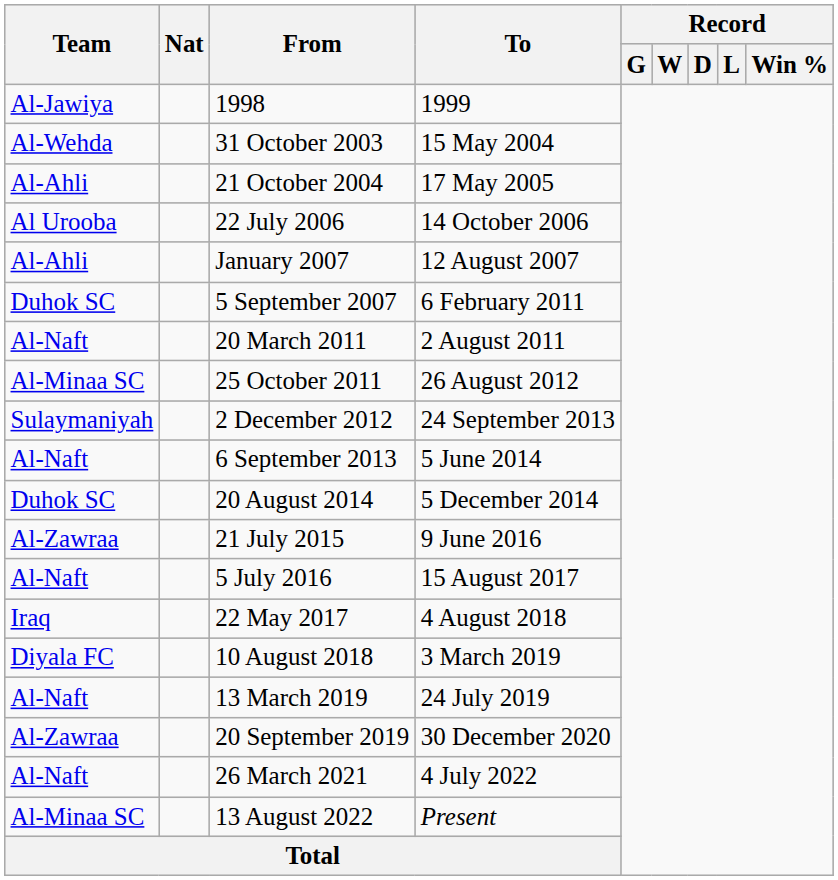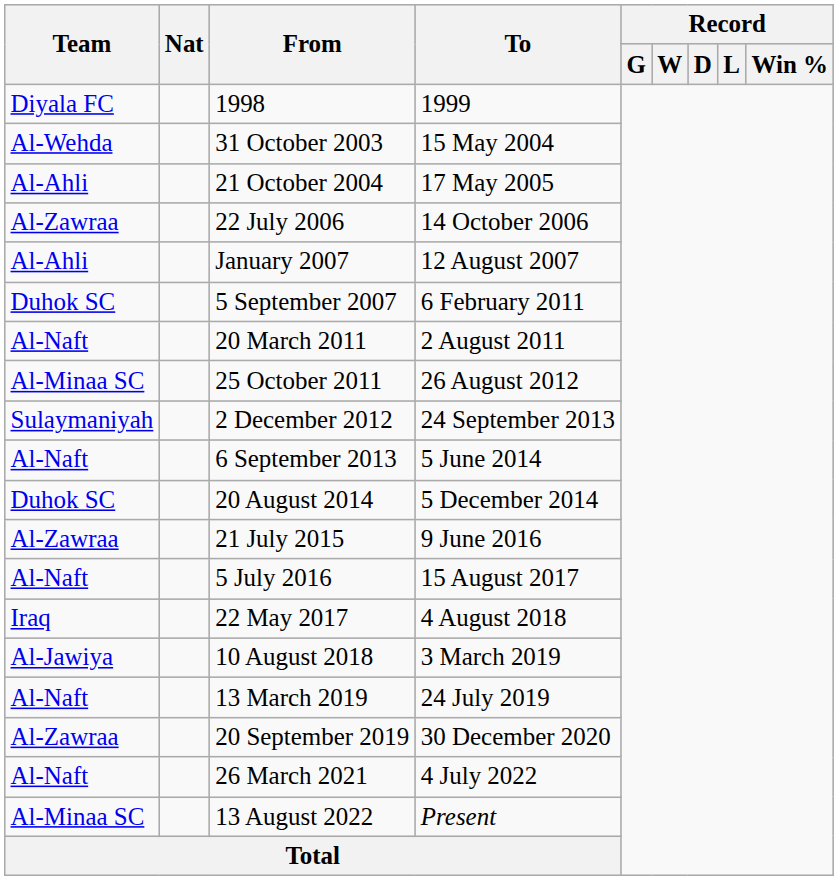(62, 103) Al-Jawiya -> (62, 103) Diyala FC
(64, 222) Al Urooba -> (65, 222) Al-Zawraa
(62, 657) Diyala FC -> (62, 657) Al-Jawiya
